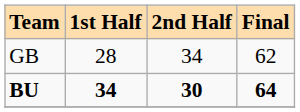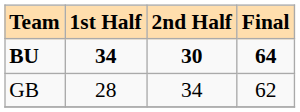rows swapped: (24, 55) <-> (24, 89)
